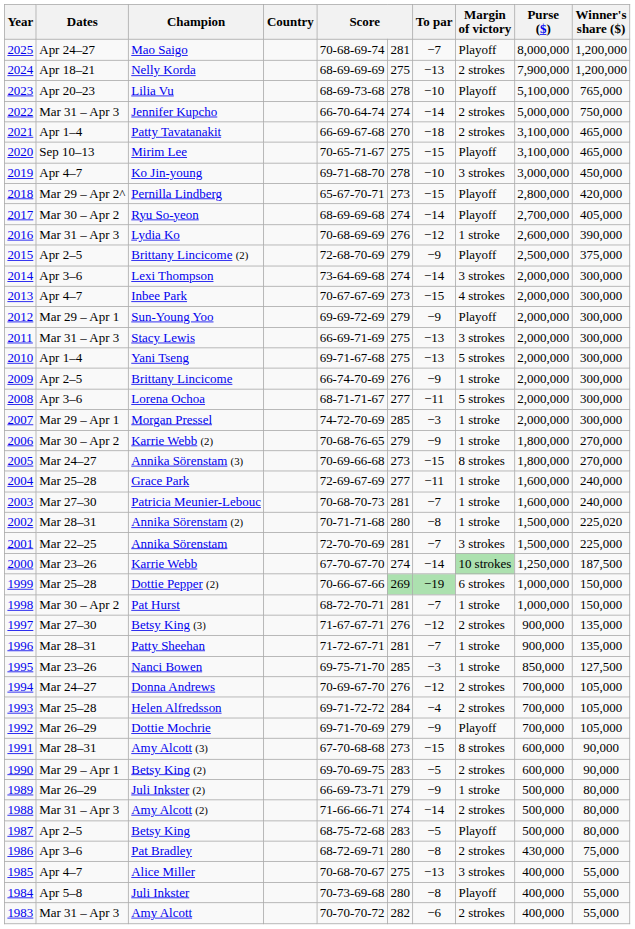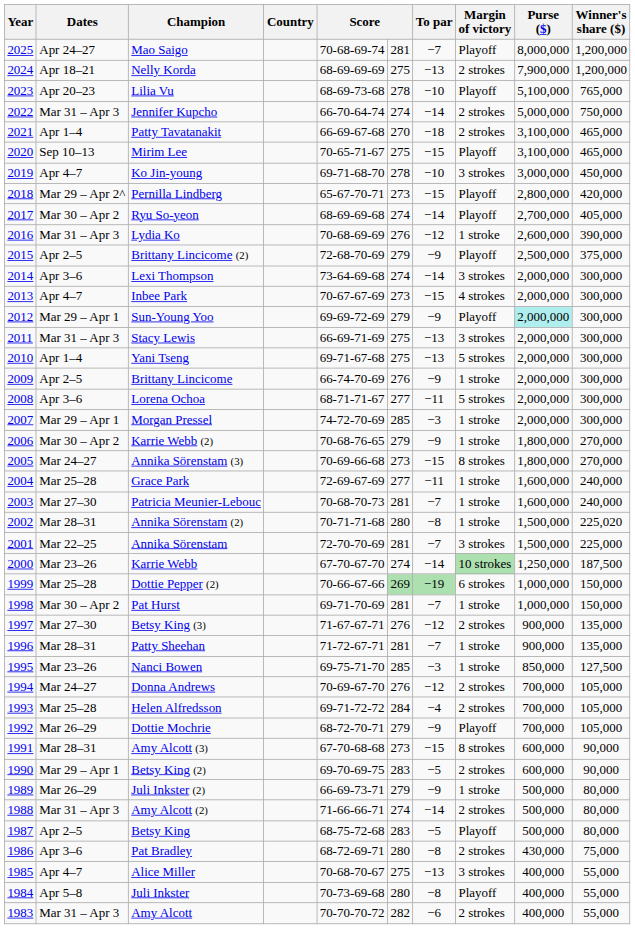(543, 317) no background -> (543, 317) paleturquoise background
(352, 604) 68-72-70-71 -> (352, 604) 69-71-70-69
(352, 728) 69-71-70-69 -> (352, 728) 68-72-70-71
